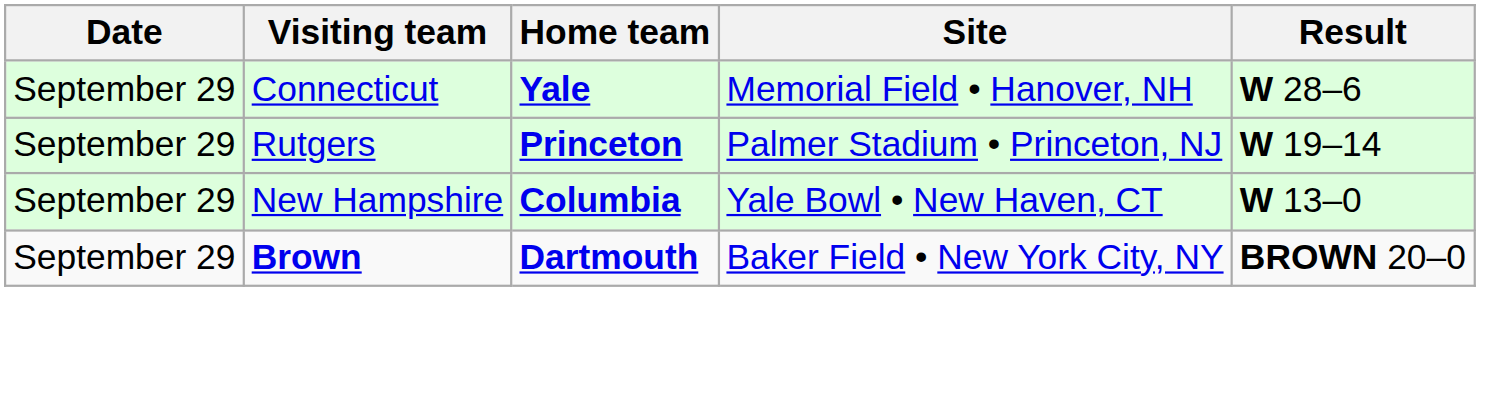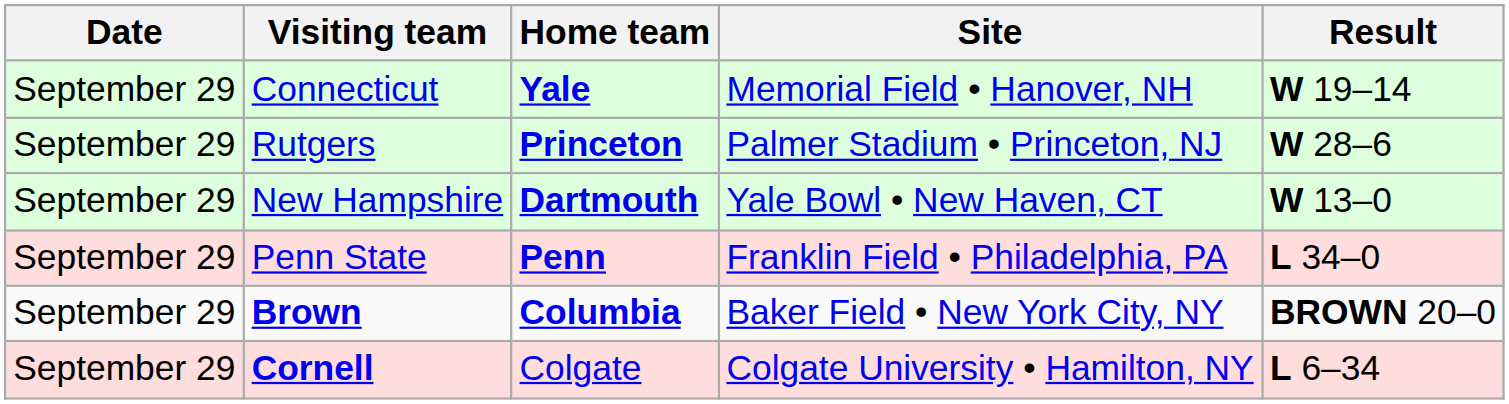(1301, 88) W 28–6 -> (1341, 88) W 19–14
(1311, 144) W 19–14 -> (1331, 144) W 28–6
(600, 200) Columbia -> (609, 200) Dartmouth
+ row: (339, 256)
(609, 256) Dartmouth -> (600, 312) Columbia
+ row: (313, 369)
